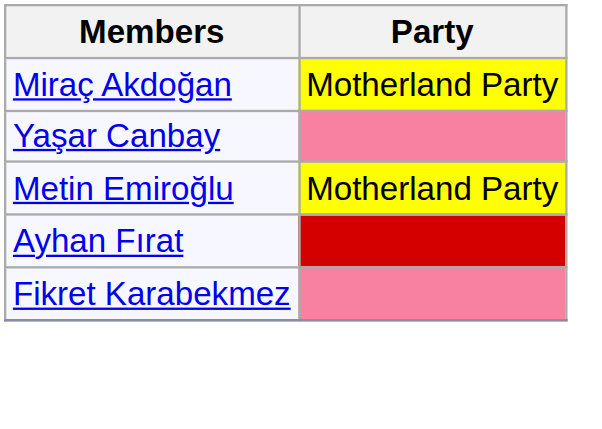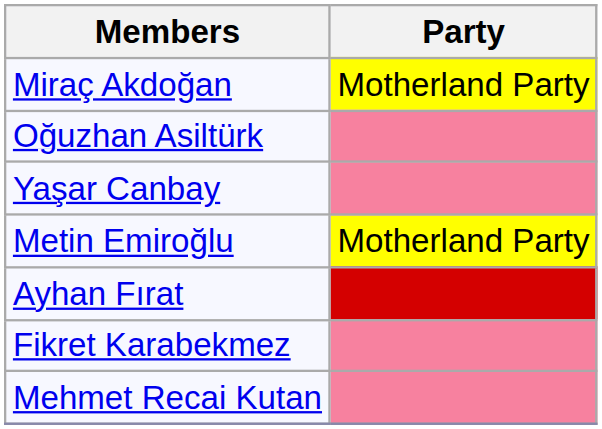+ row: (138, 136)
+ row: (167, 398)
